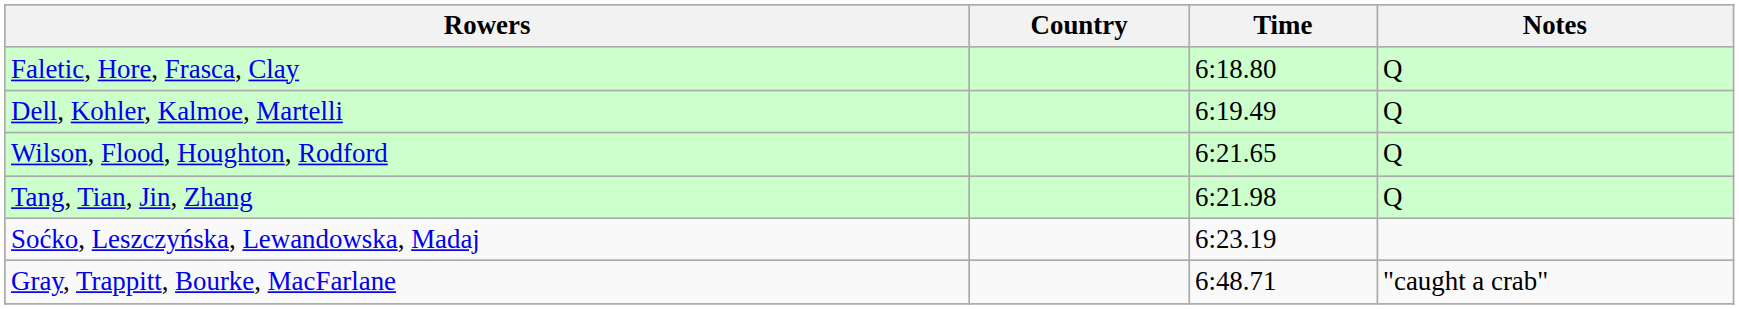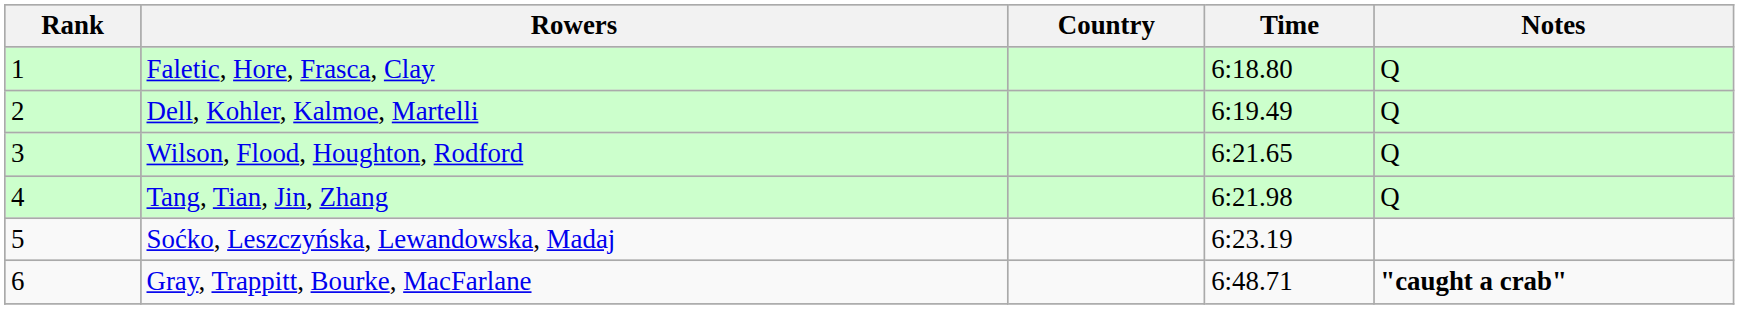+ column: (73, 25)
(1466, 281) normal -> (1474, 281) bold
